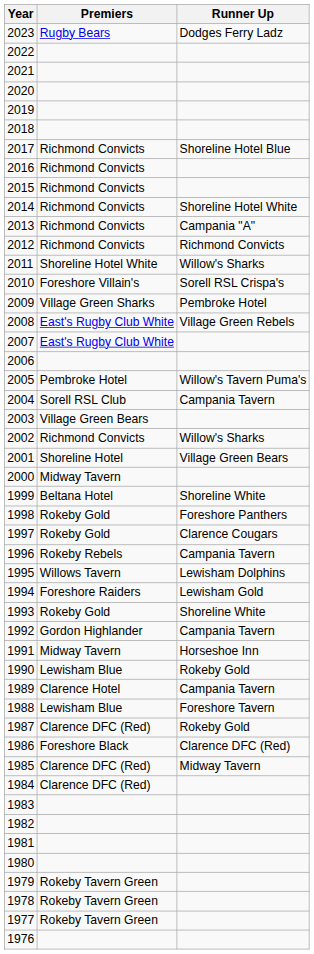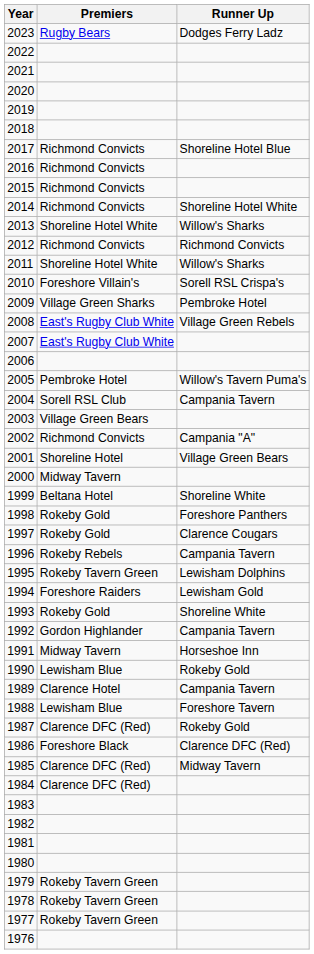(92, 226) Richmond Convicts -> (99, 226) Shoreline Hotel White
(217, 226) Campania "A" -> (222, 226) Willow's Sharks
(222, 438) Willow's Sharks -> (217, 438) Campania "A"
(80, 573) Willows Tavern -> (99, 573) Rokeby Tavern Green
